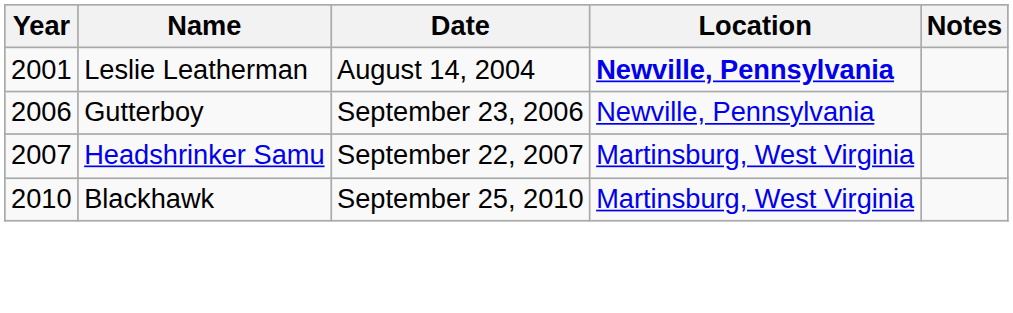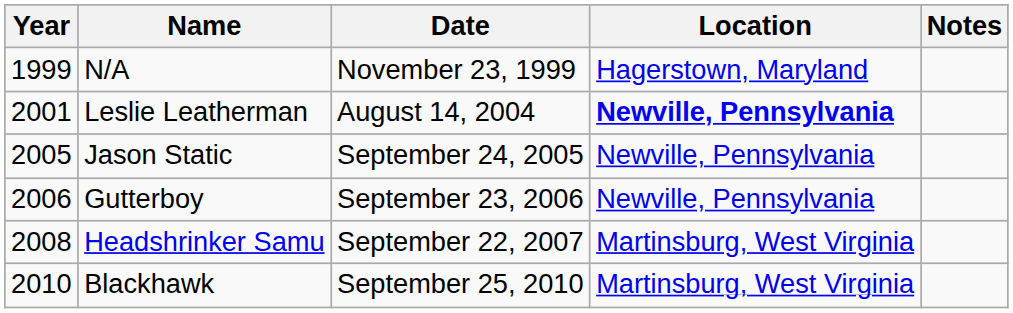+ row: (107, 69)
+ row: (158, 155)
(41, 155) 2007 -> (41, 241) 2008
